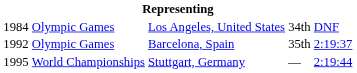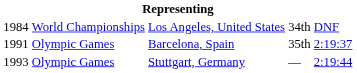(73, 26) Olympic Games -> (88, 26) World Championships
(16, 44) 1992 -> (16, 44) 1991
(16, 61) 1995 -> (16, 61) 1993
(88, 61) World Championships -> (73, 61) Olympic Games
